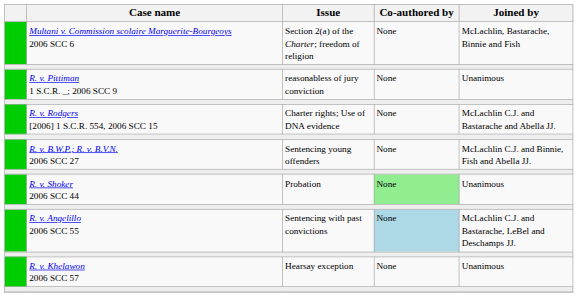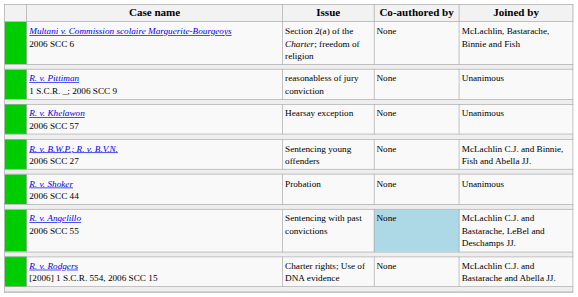rows swapped: (93, 120) <-> (57, 272)
(386, 183) lightgreen background -> (386, 183) no background
